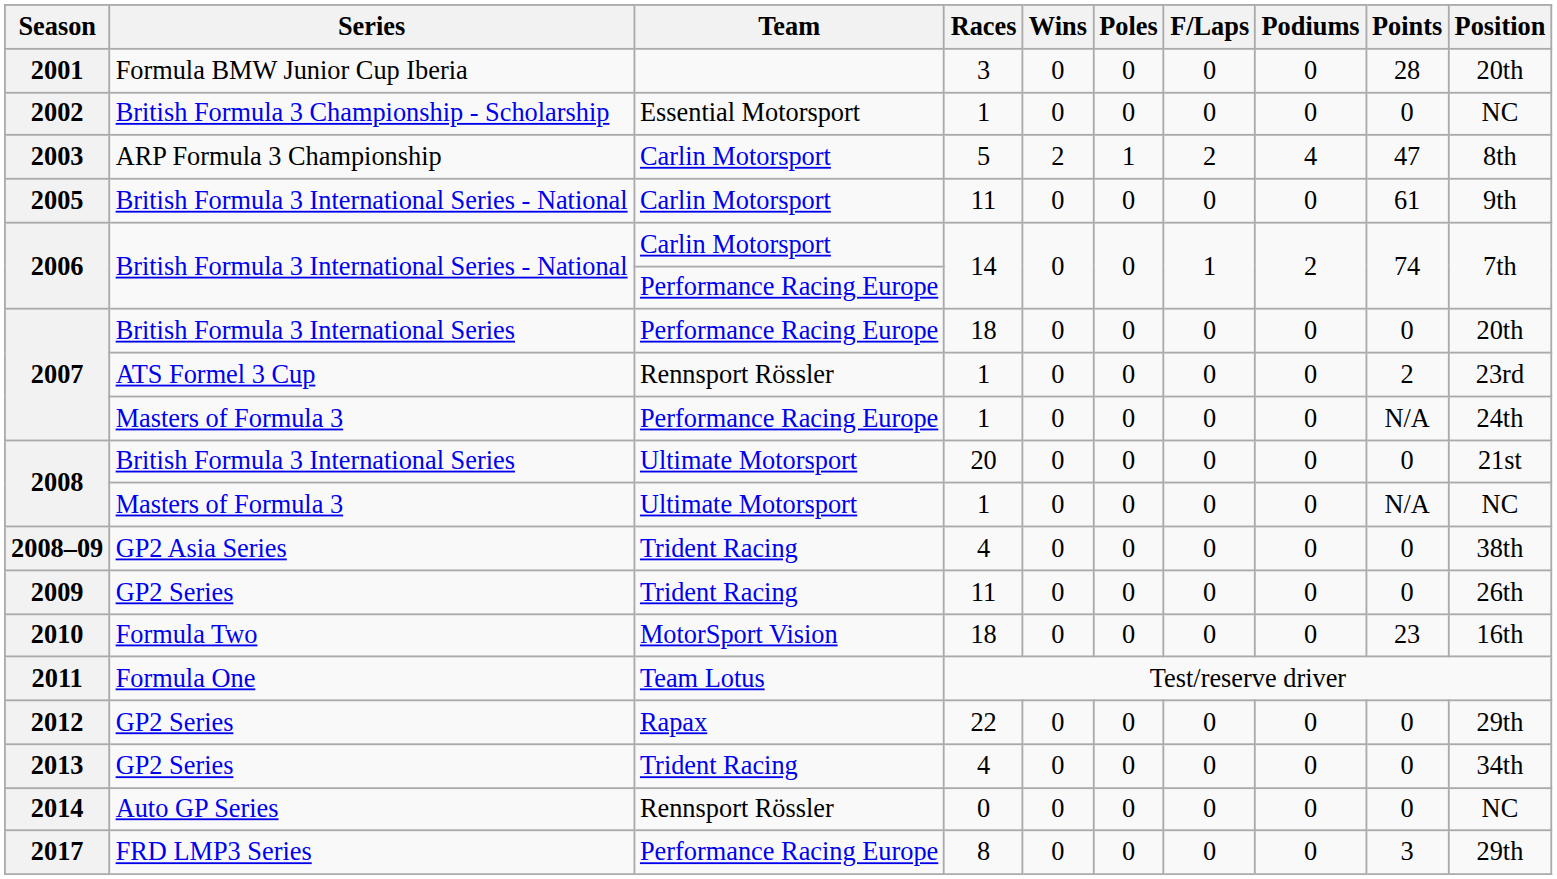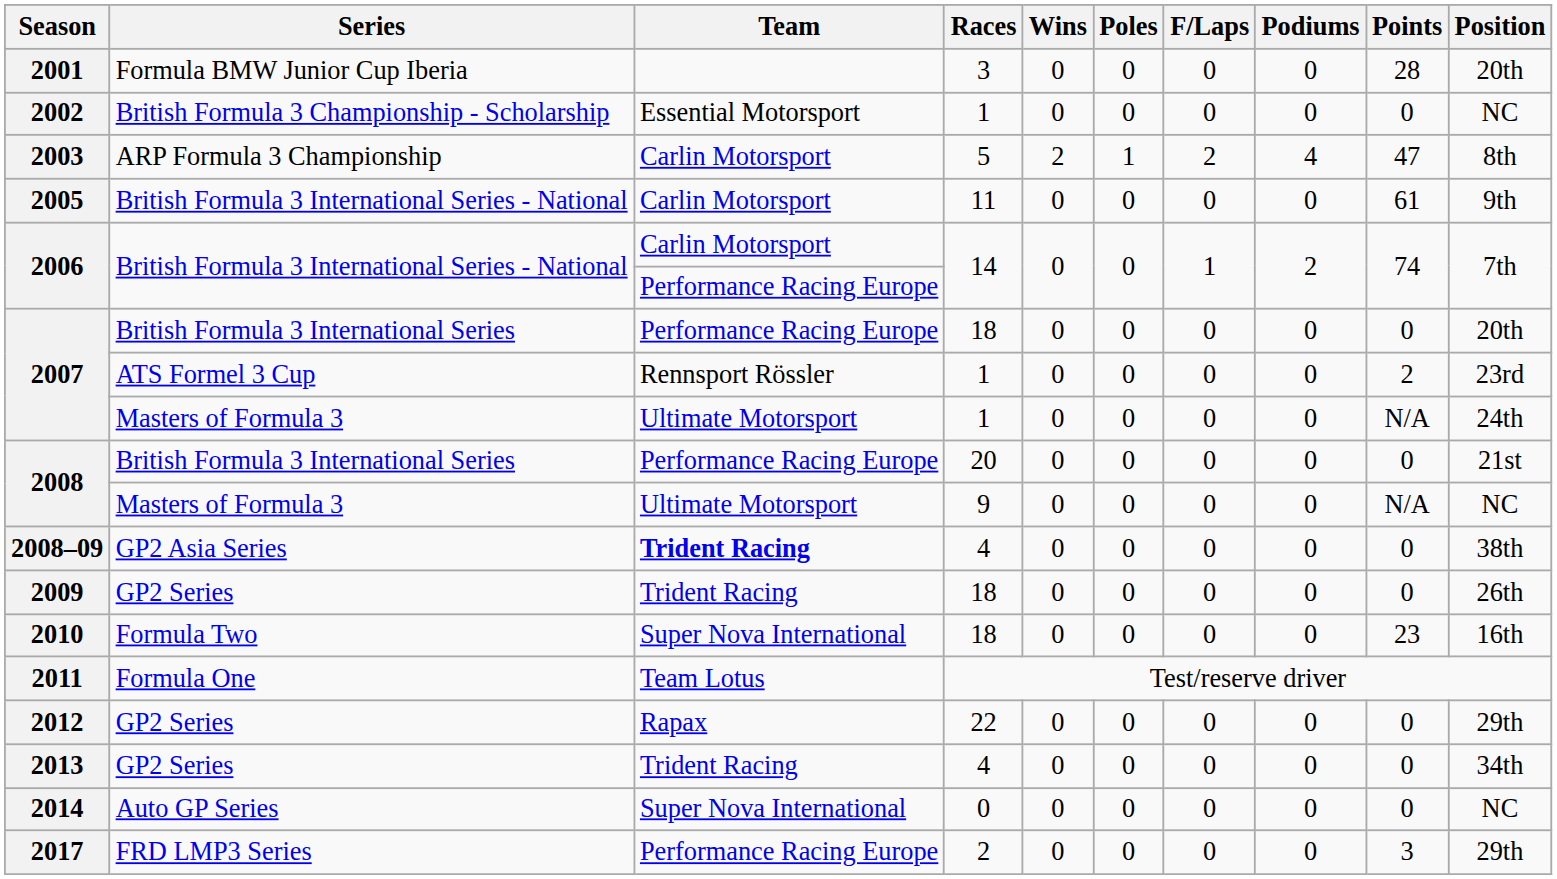(789, 417) Performance Racing Europe -> (749, 417) Ultimate Motorsport
(749, 461) Ultimate Motorsport -> (789, 461) Performance Racing Europe
(984, 504) 1 -> (984, 504) 9
(719, 548) normal -> (725, 548) bold
(984, 591) 11 -> (984, 591) 18
(739, 635) MotorSport Vision -> (773, 635) Super Nova International
(737, 808) Rennsport Rössler -> (773, 808) Super Nova International
(984, 852) 8 -> (984, 852) 2
